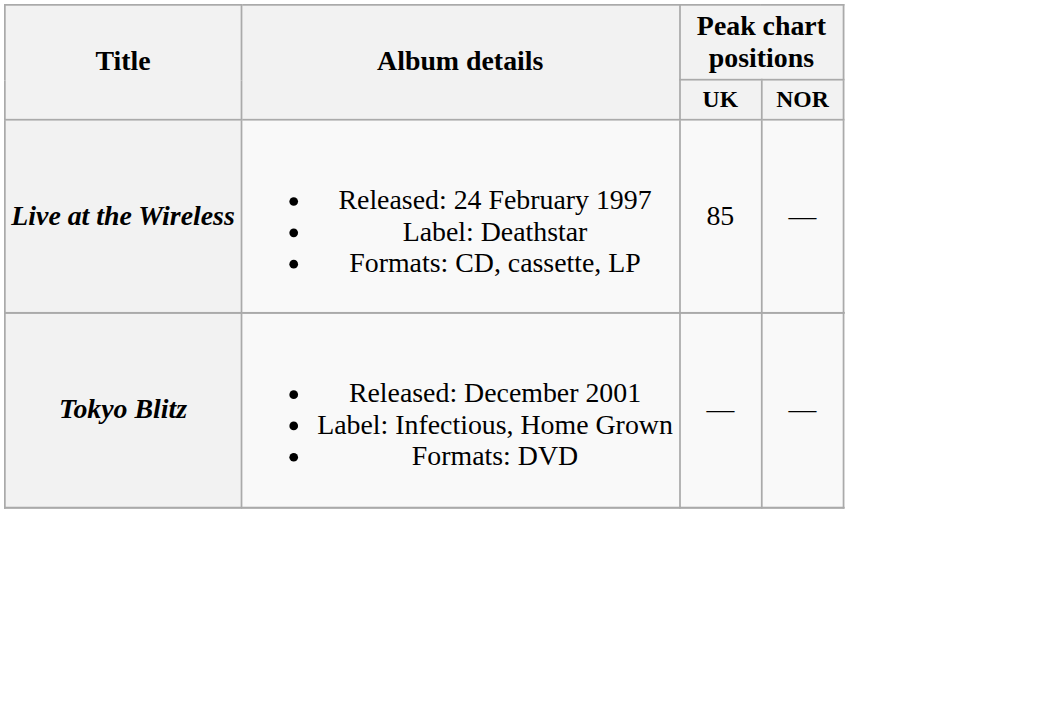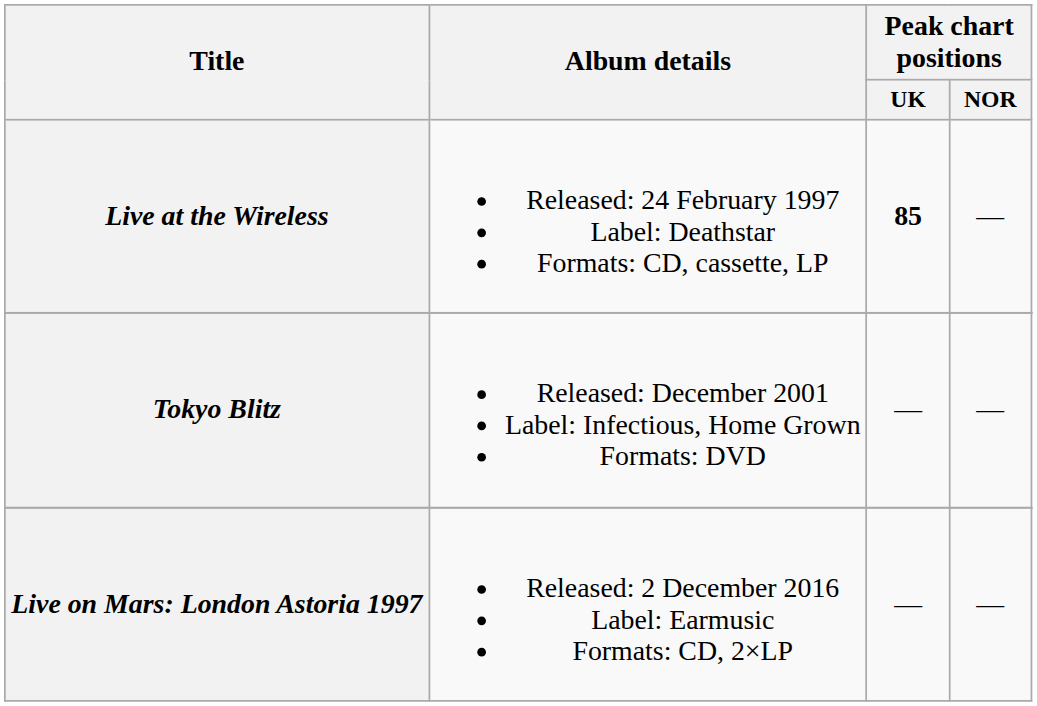(720, 215) normal -> (908, 215) bold
+ row: (217, 603)
